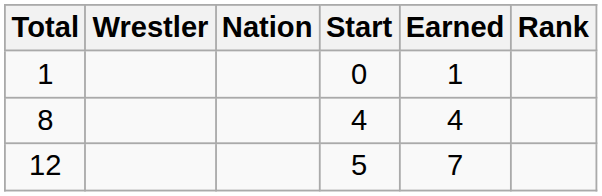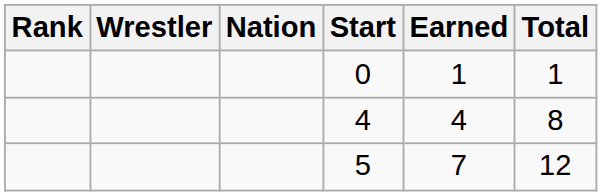columns swapped: (553, 27) <-> (45, 27)
